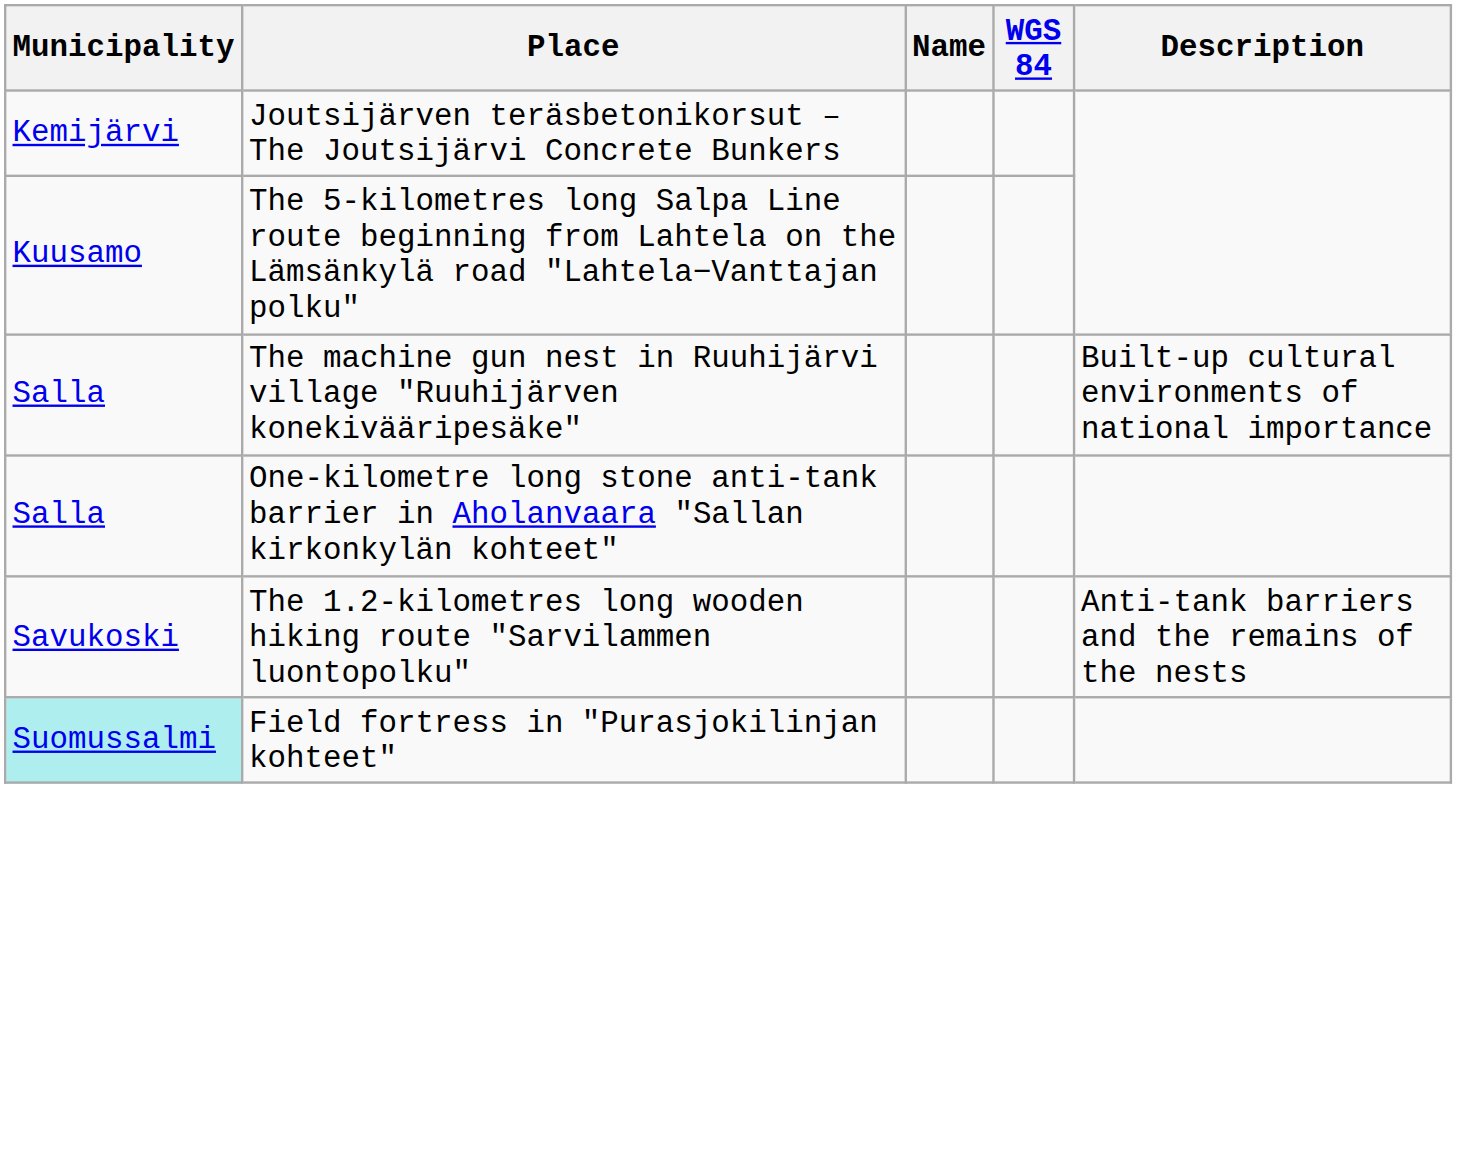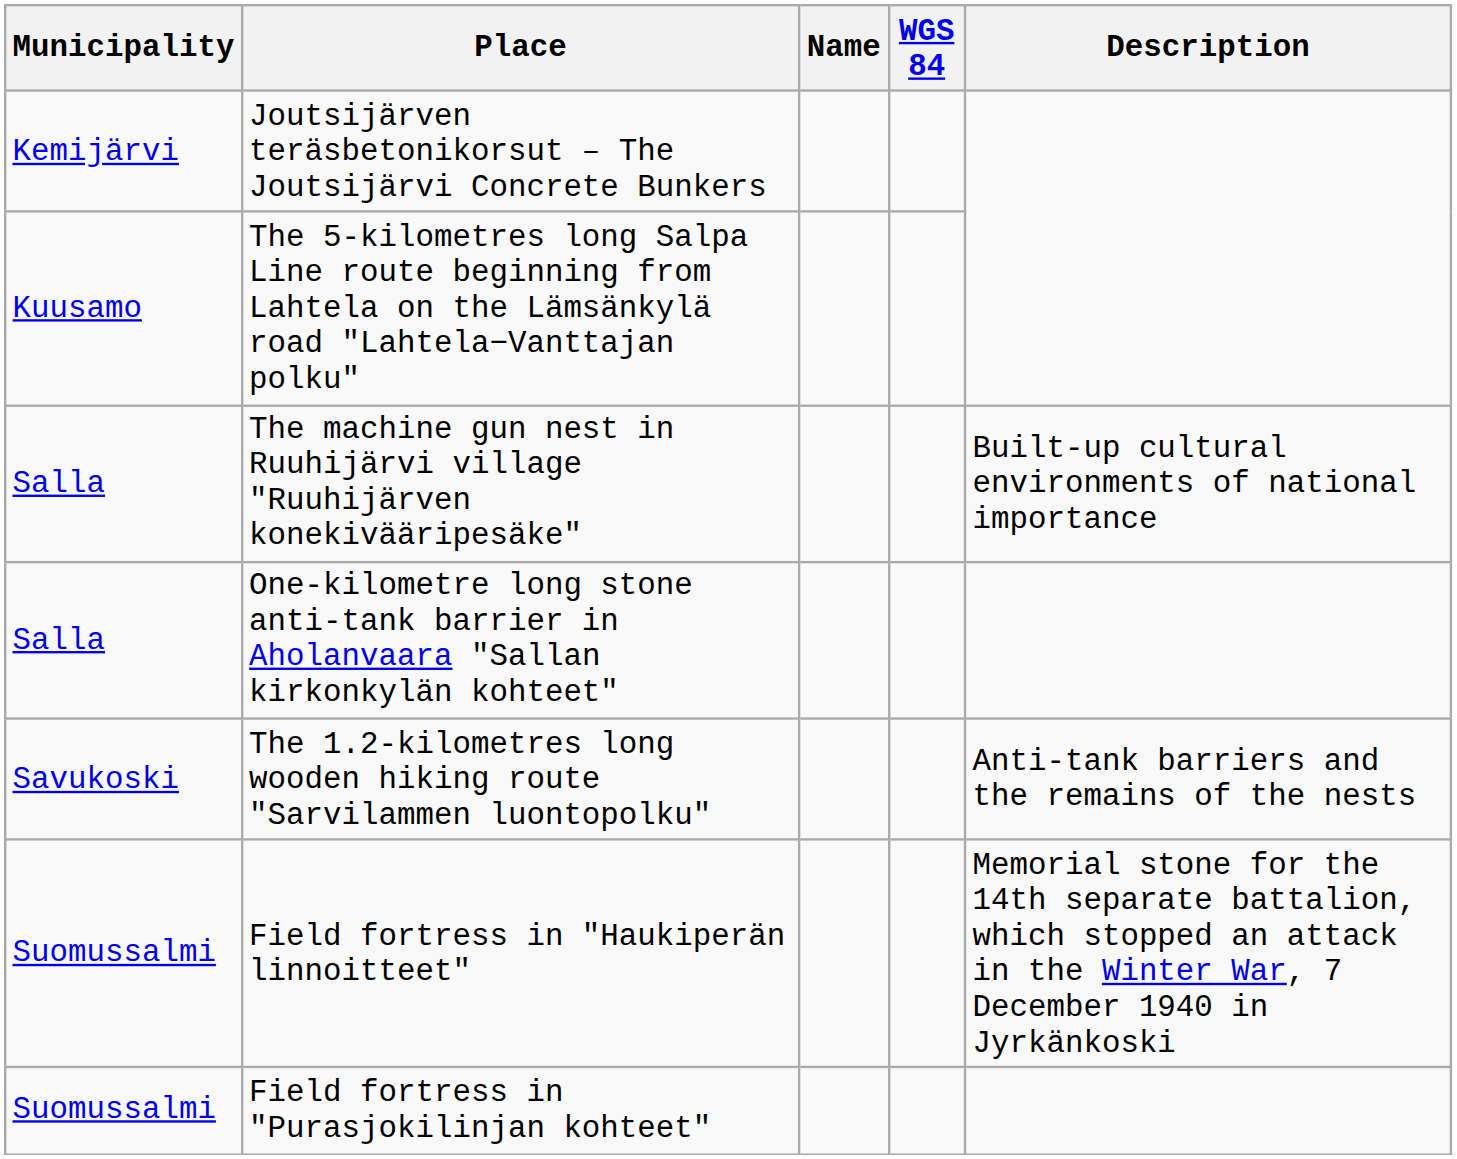+ row: (517, 954)
(114, 740) paleturquoise background -> (114, 1111) no background
